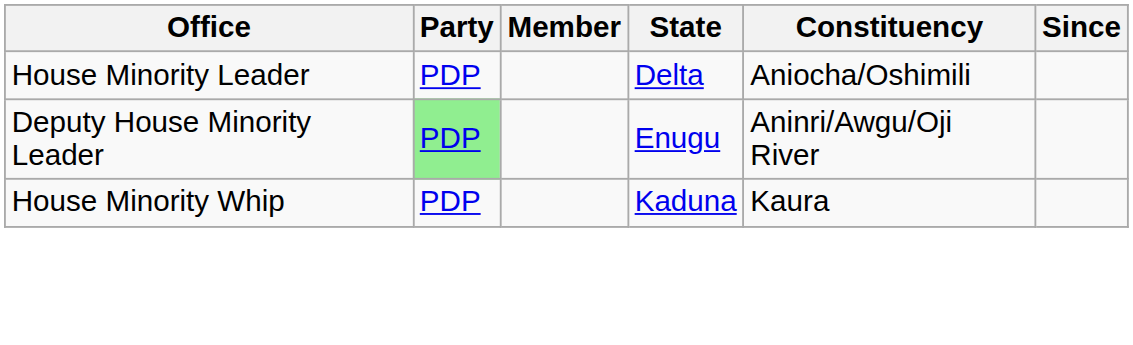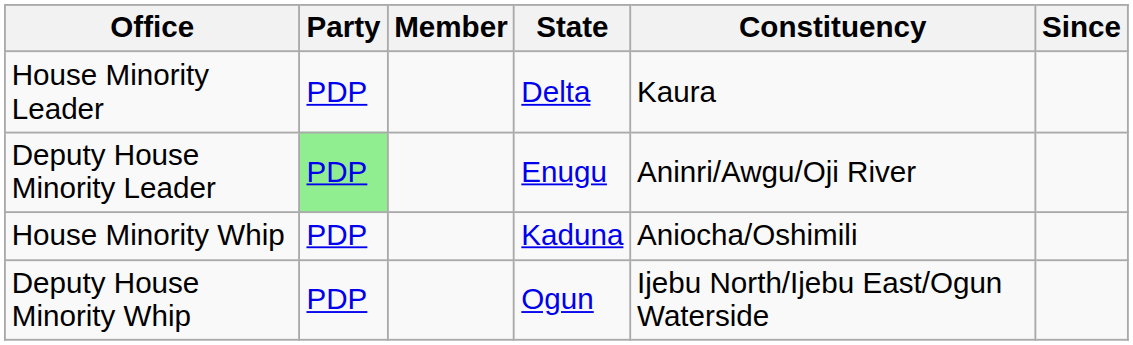(861, 74) Aniocha/Oshimili -> (677, 91) Kaura
(790, 202) Kaura -> (747, 235) Aniocha/Oshimili
+ row: (106, 298)
